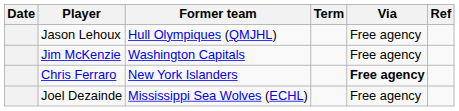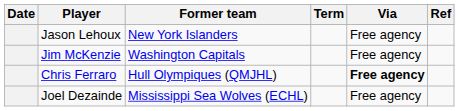(202, 34) Hull Olympiques (QMJHL) -> (183, 34) New York Islanders
(183, 75) New York Islanders -> (202, 75) Hull Olympiques (QMJHL)
